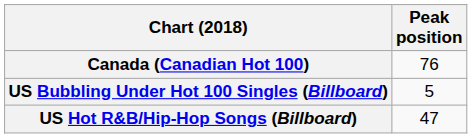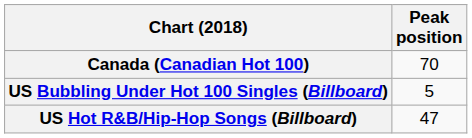(429, 64) 76 -> (429, 64) 70
